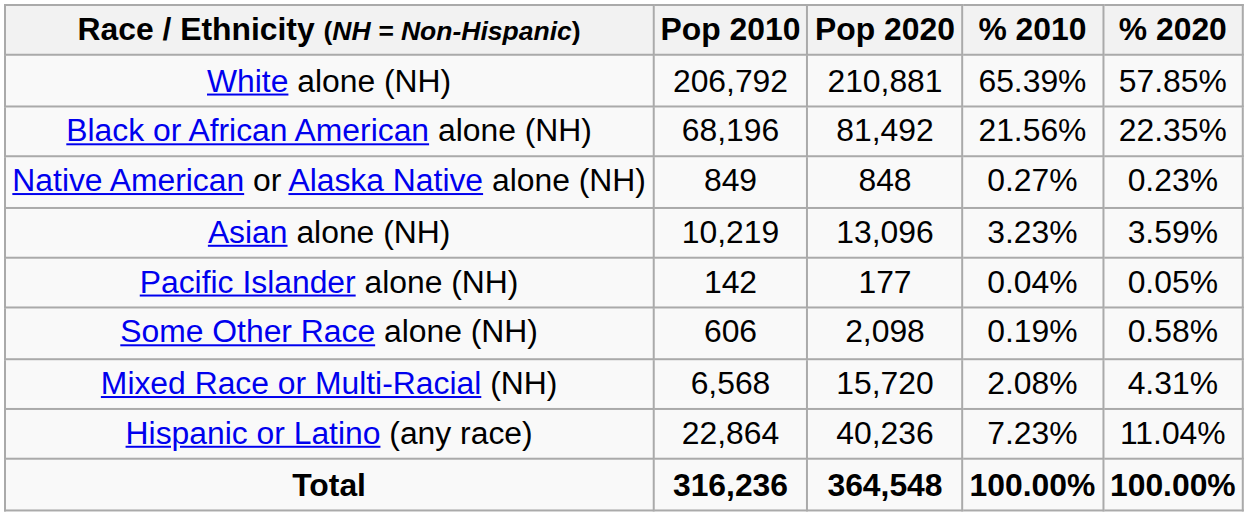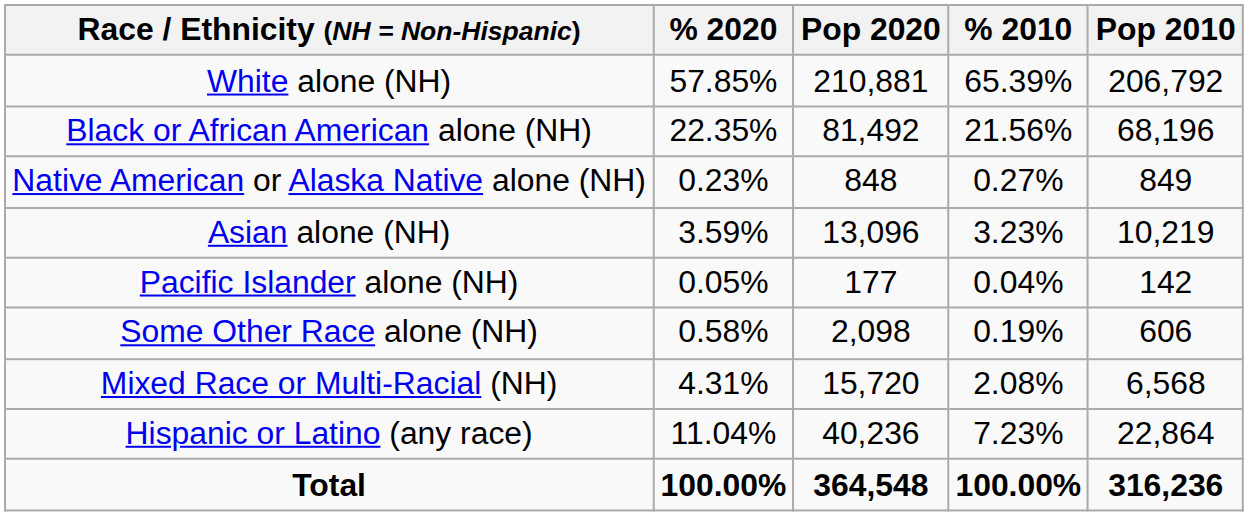columns swapped: (730, 29) <-> (1173, 29)
